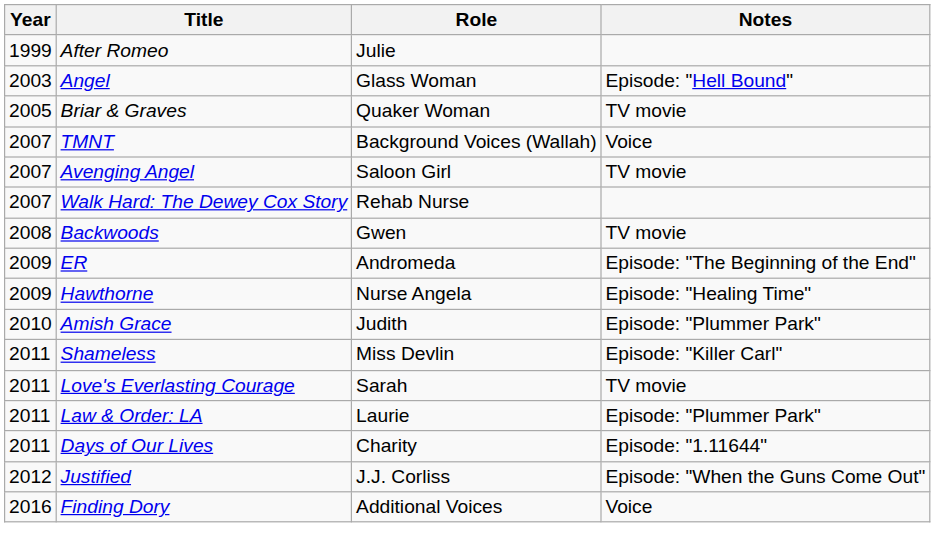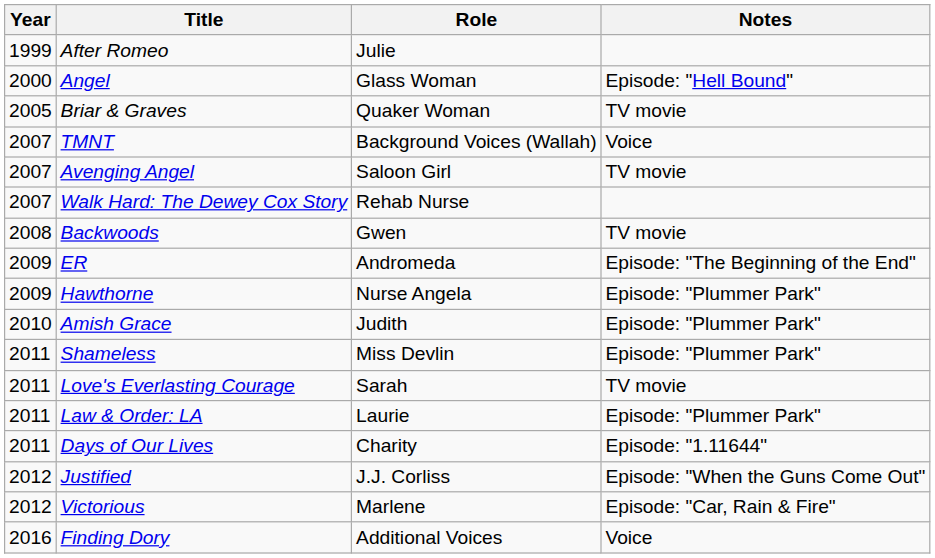(30, 80) 2003 -> (30, 80) 2000
(708, 293) Episode: "Healing Time" -> (713, 293) Episode: "Plummer Park"
(694, 354) Episode: "Killer Carl" -> (713, 354) Episode: "Plummer Park"
+ row: (103, 506)
